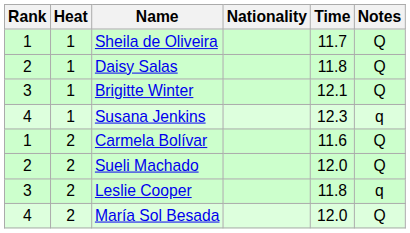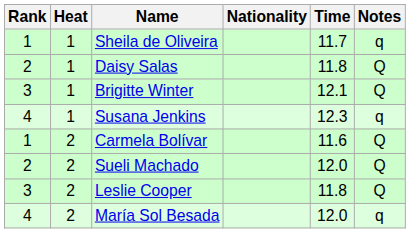(379, 41) Q -> (379, 41) q
(379, 191) q -> (379, 191) Q
(379, 215) Q -> (379, 215) q
